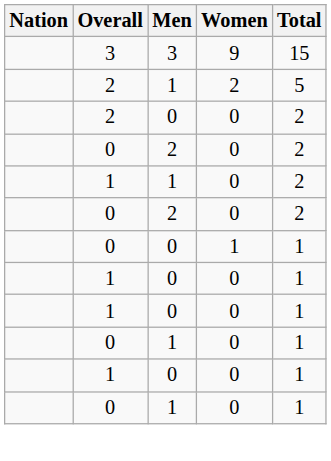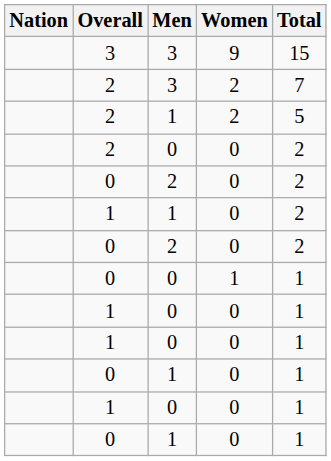+ row: (110, 85)
